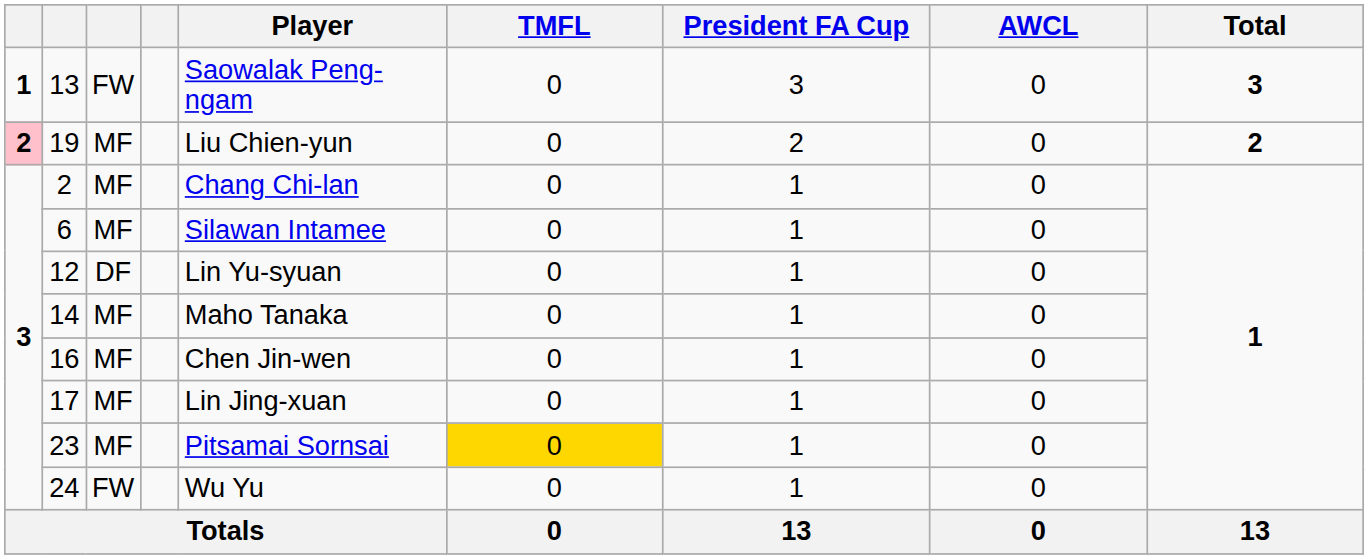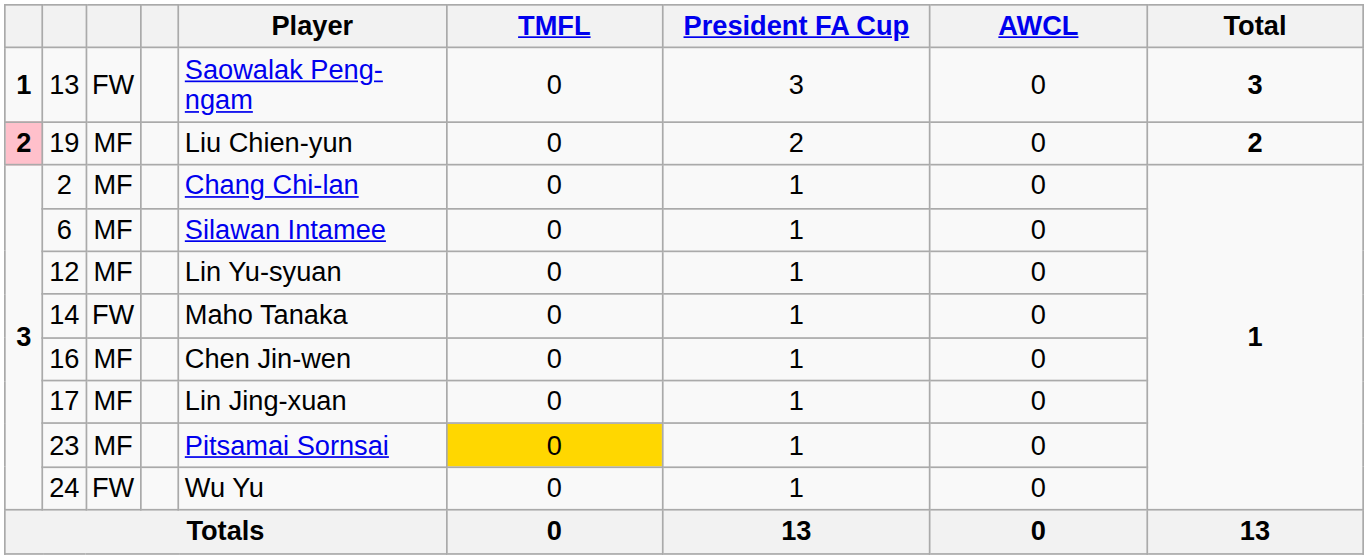(113, 272) DF -> (113, 272) MF
(113, 315) MF -> (113, 315) FW
